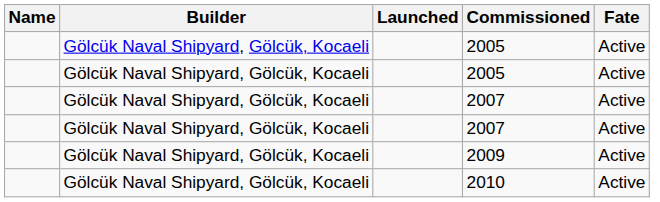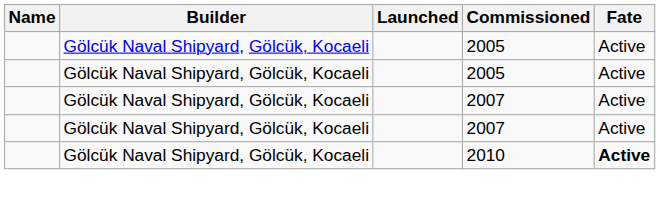- row: (32, 155)
(622, 182) normal -> (624, 155) bold
